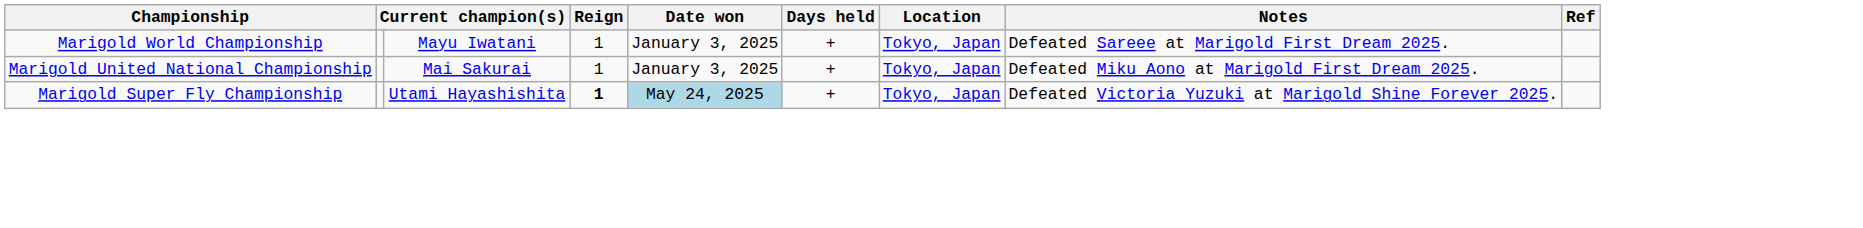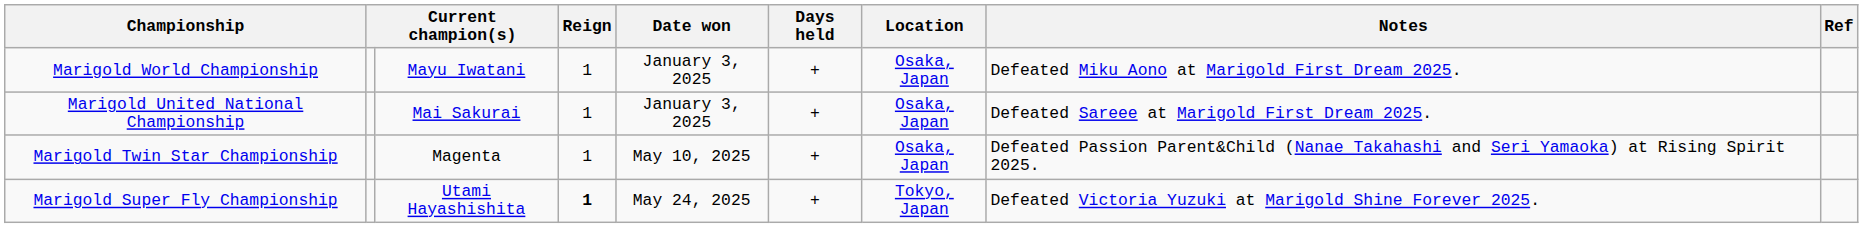(942, 43) Tokyo, Japan -> (924, 70) Osaka, Japan
(1229, 43) Defeated Sareee at Marigold First Dream 2025. -> (1226, 70) Defeated Miku Aono at Marigold First Dream 2025.
(942, 69) Tokyo, Japan -> (924, 114) Osaka, Japan
(1244, 69) Defeated Miku Aono at Marigold First Dream 2025. -> (1211, 114) Defeated Sareee at Marigold First Dream 2025.
+ row: (186, 157)
(705, 95) lightblue background -> (692, 201) no background
